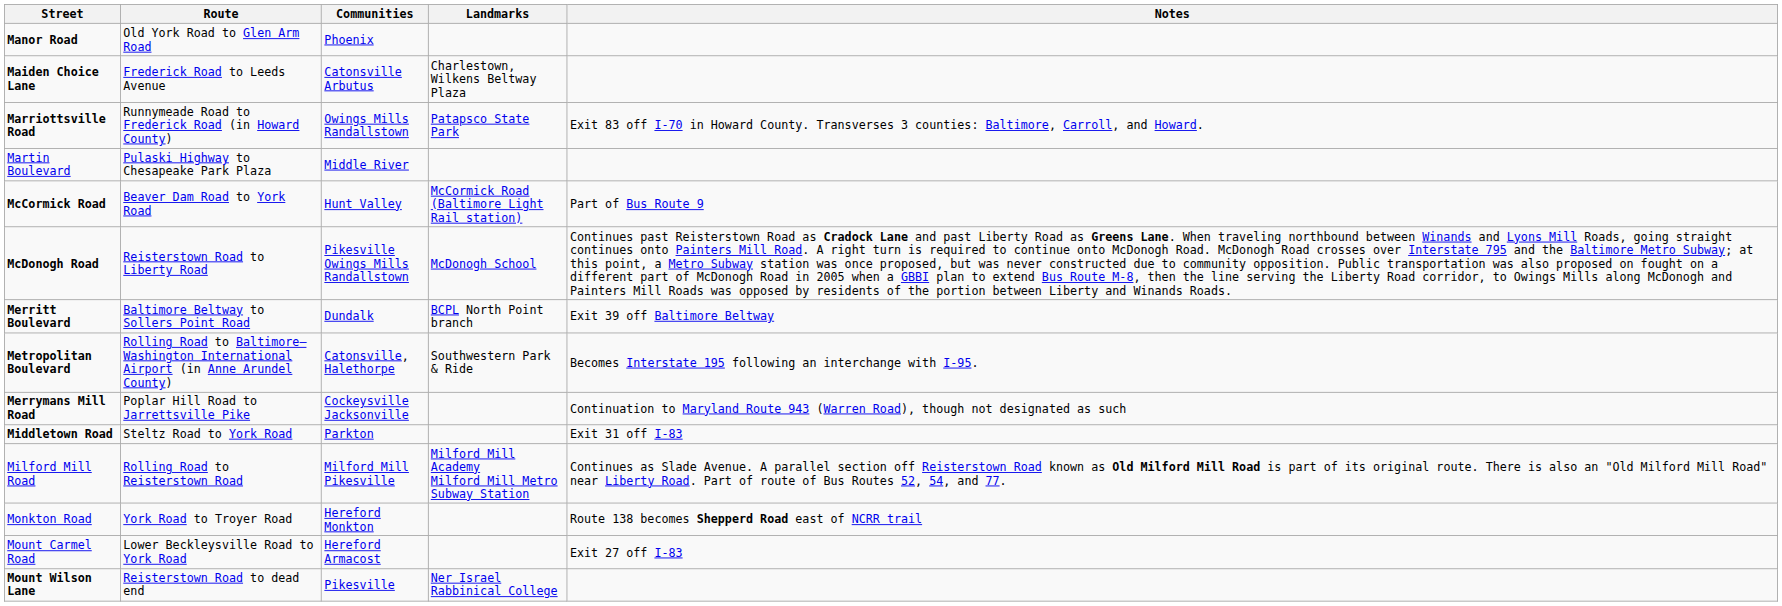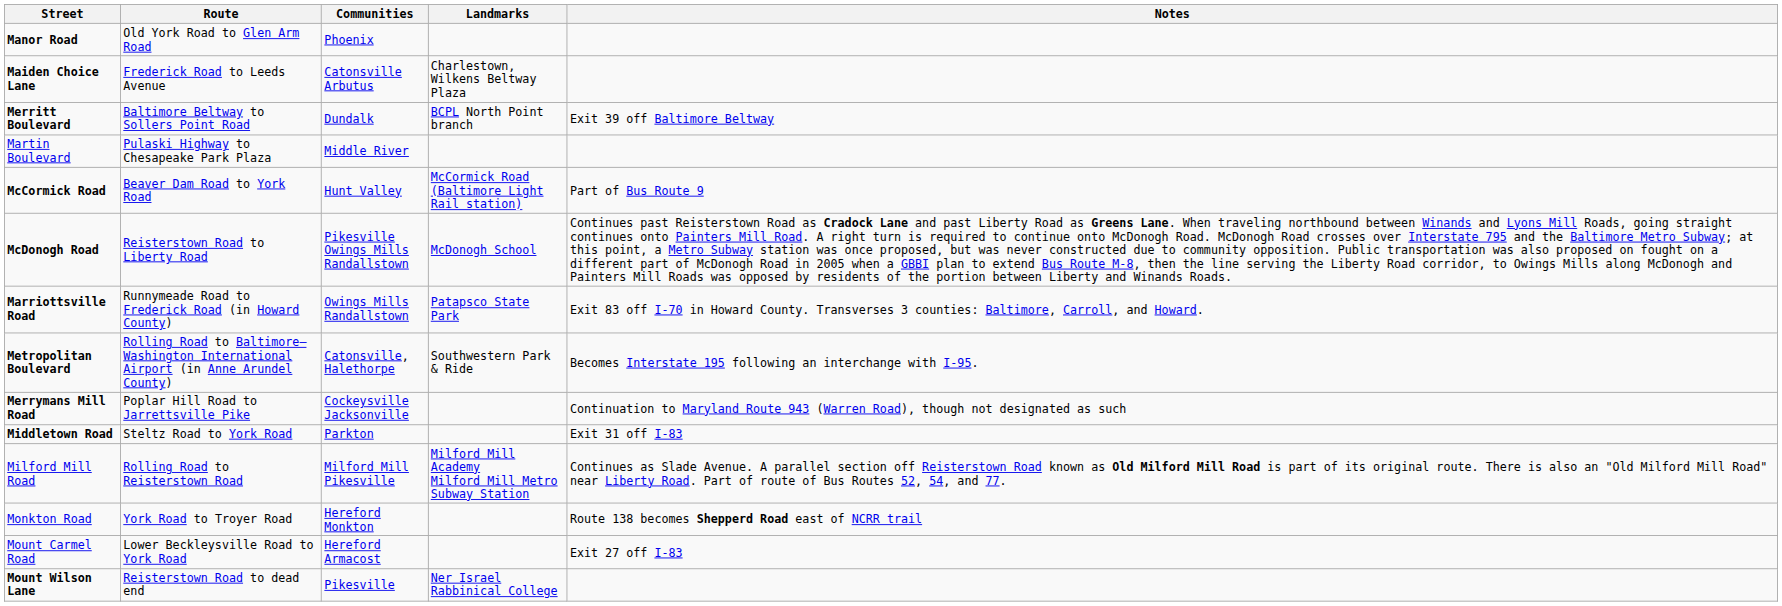rows swapped: (57, 125) <-> (39, 316)
